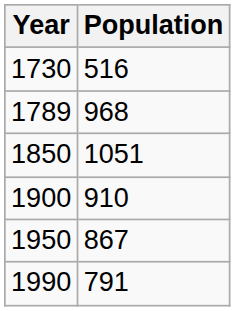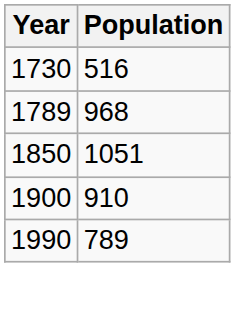- row: (41, 240)
(106, 283) 791 -> (106, 240) 789
